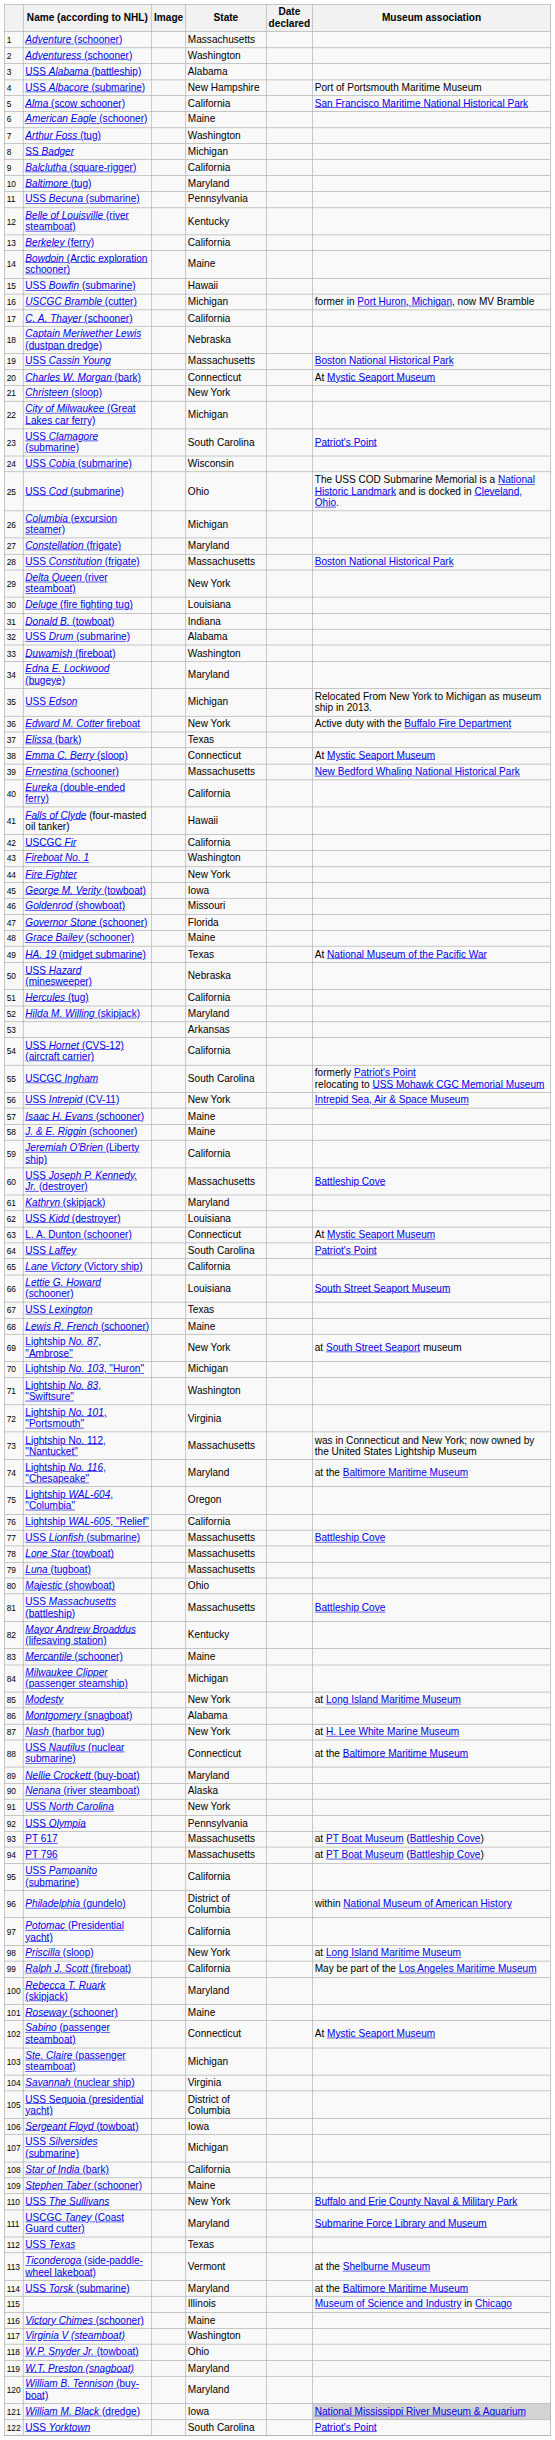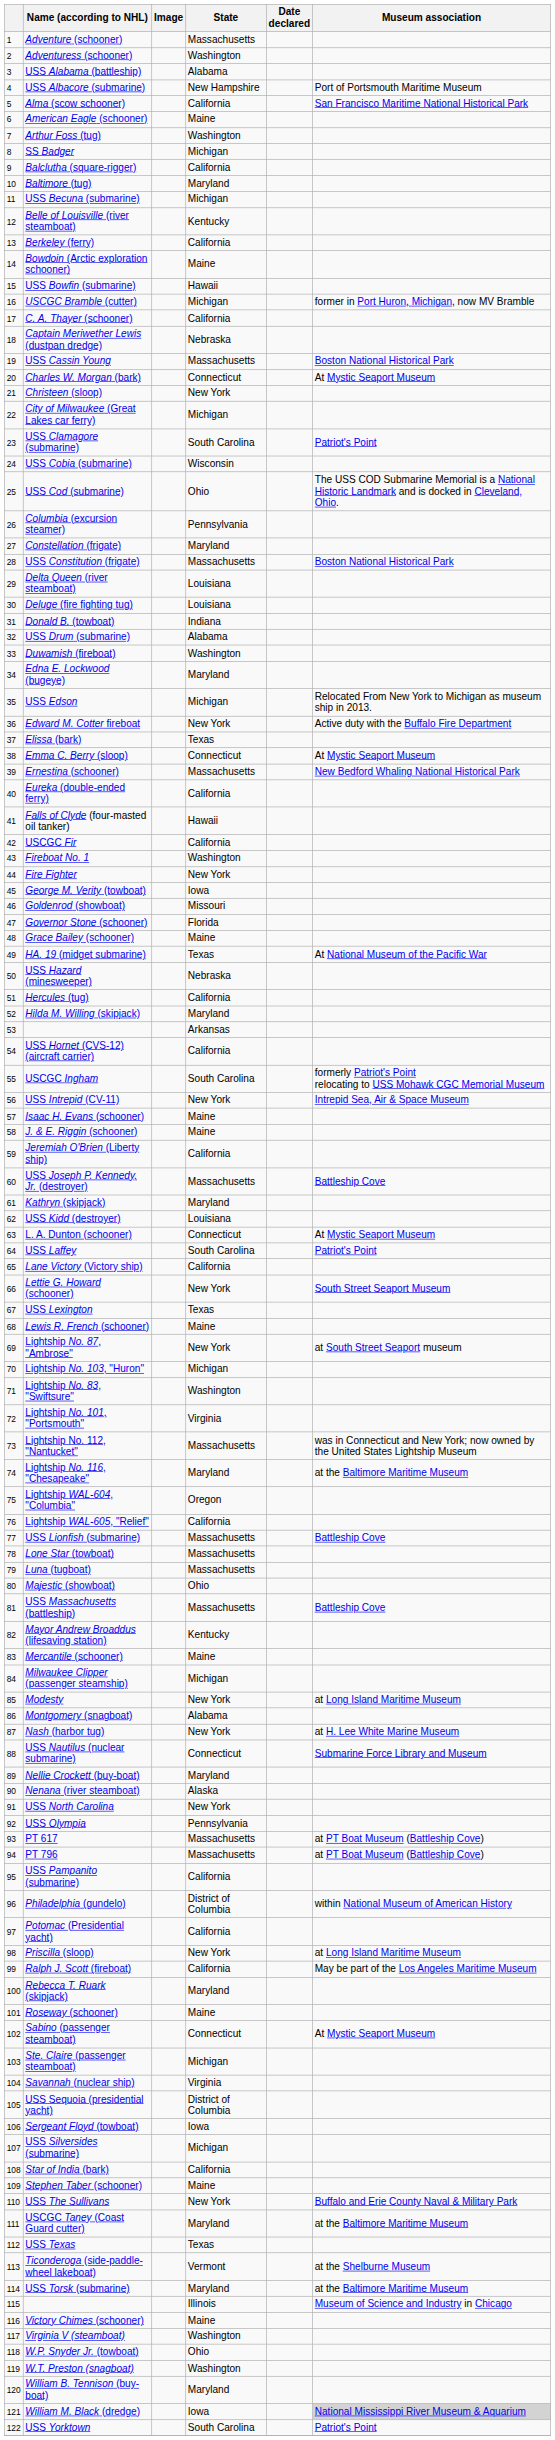(218, 199) Pennsylvania -> (208, 199) Michigan
(208, 524) Michigan -> (218, 524) Pennsylvania
(209, 583) New York -> (209, 583) Louisiana
(209, 1288) Louisiana -> (209, 1288) New York
(391, 1753) at the Baltimore Maritime Museum -> (401, 1753) Submarine Force Library and Museum
(401, 2223) Submarine Force Library and Museum -> (391, 2223) at the Baltimore Maritime Museum
(209, 2368) Maryland -> (214, 2368) Washington
